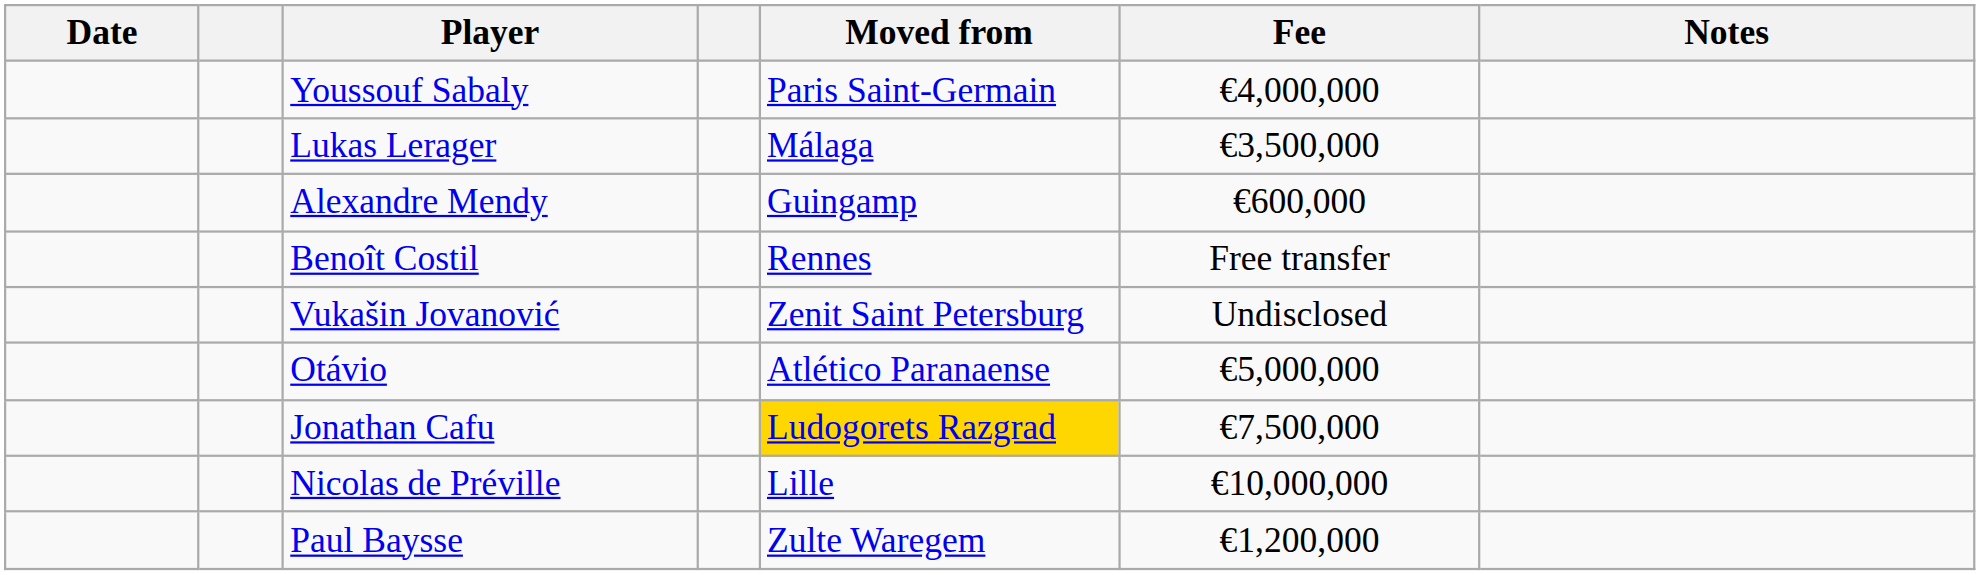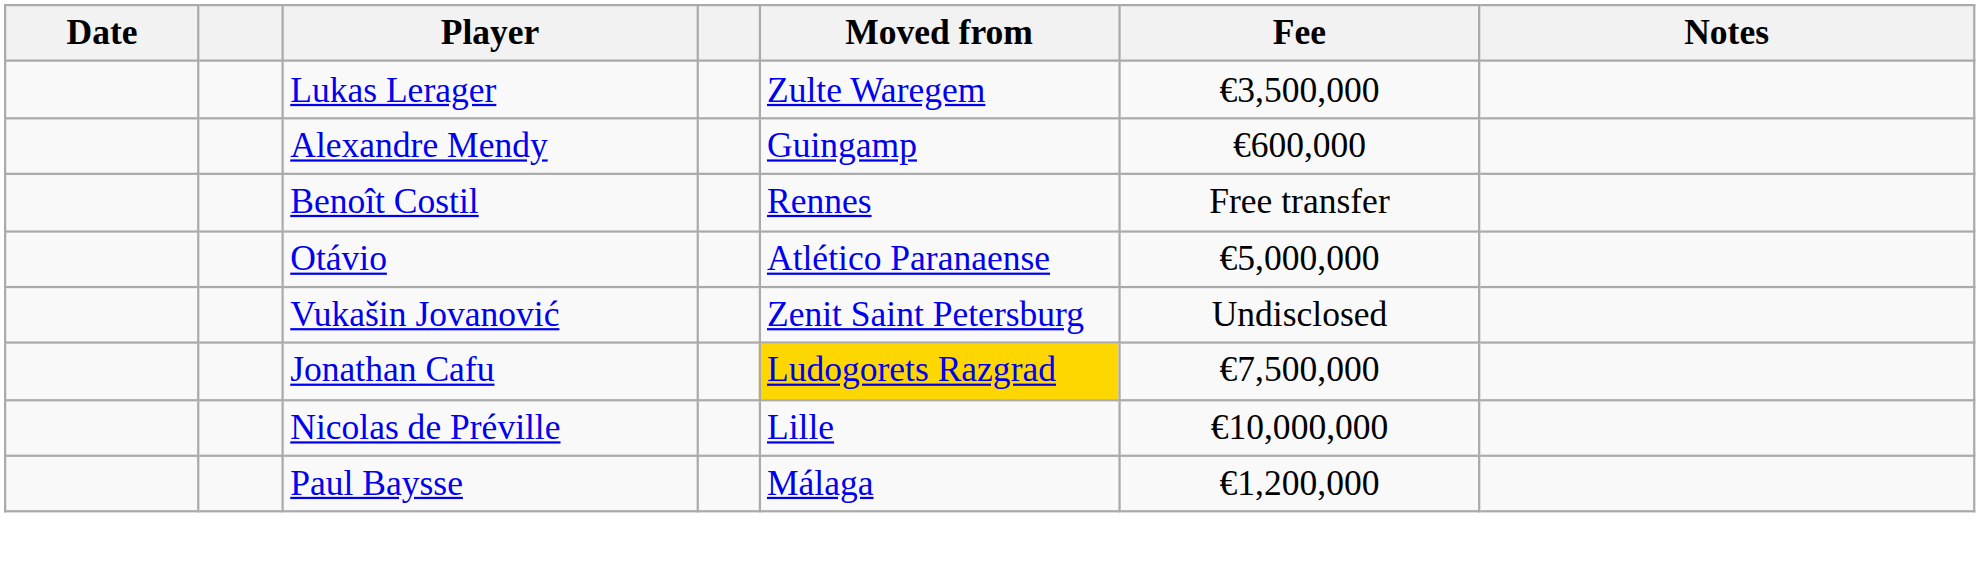- row: (409, 88)
(820, 145) Málaga -> (876, 88) Zulte Waregem
rows swapped: (425, 314) <-> (339, 370)
(876, 539) Zulte Waregem -> (820, 483) Málaga
